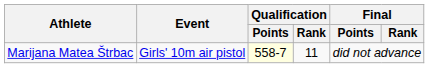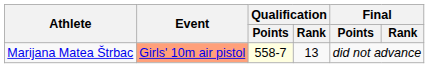(192, 53) no background -> (192, 53) lightsalmon background
(311, 53) 11 -> (311, 53) 13
